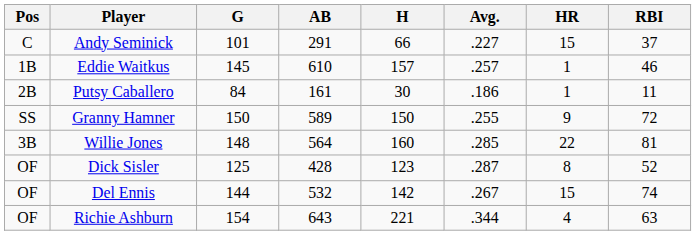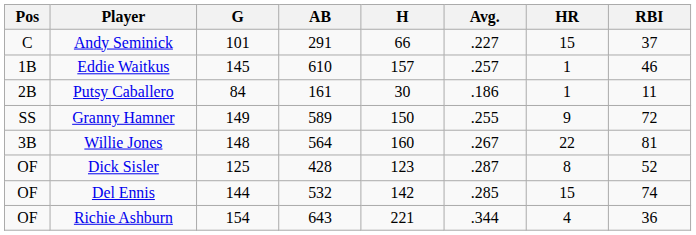(238, 117) 150 -> (238, 117) 149
(485, 142) .285 -> (485, 142) .267
(485, 192) .267 -> (485, 192) .285
(649, 218) 63 -> (649, 218) 36
